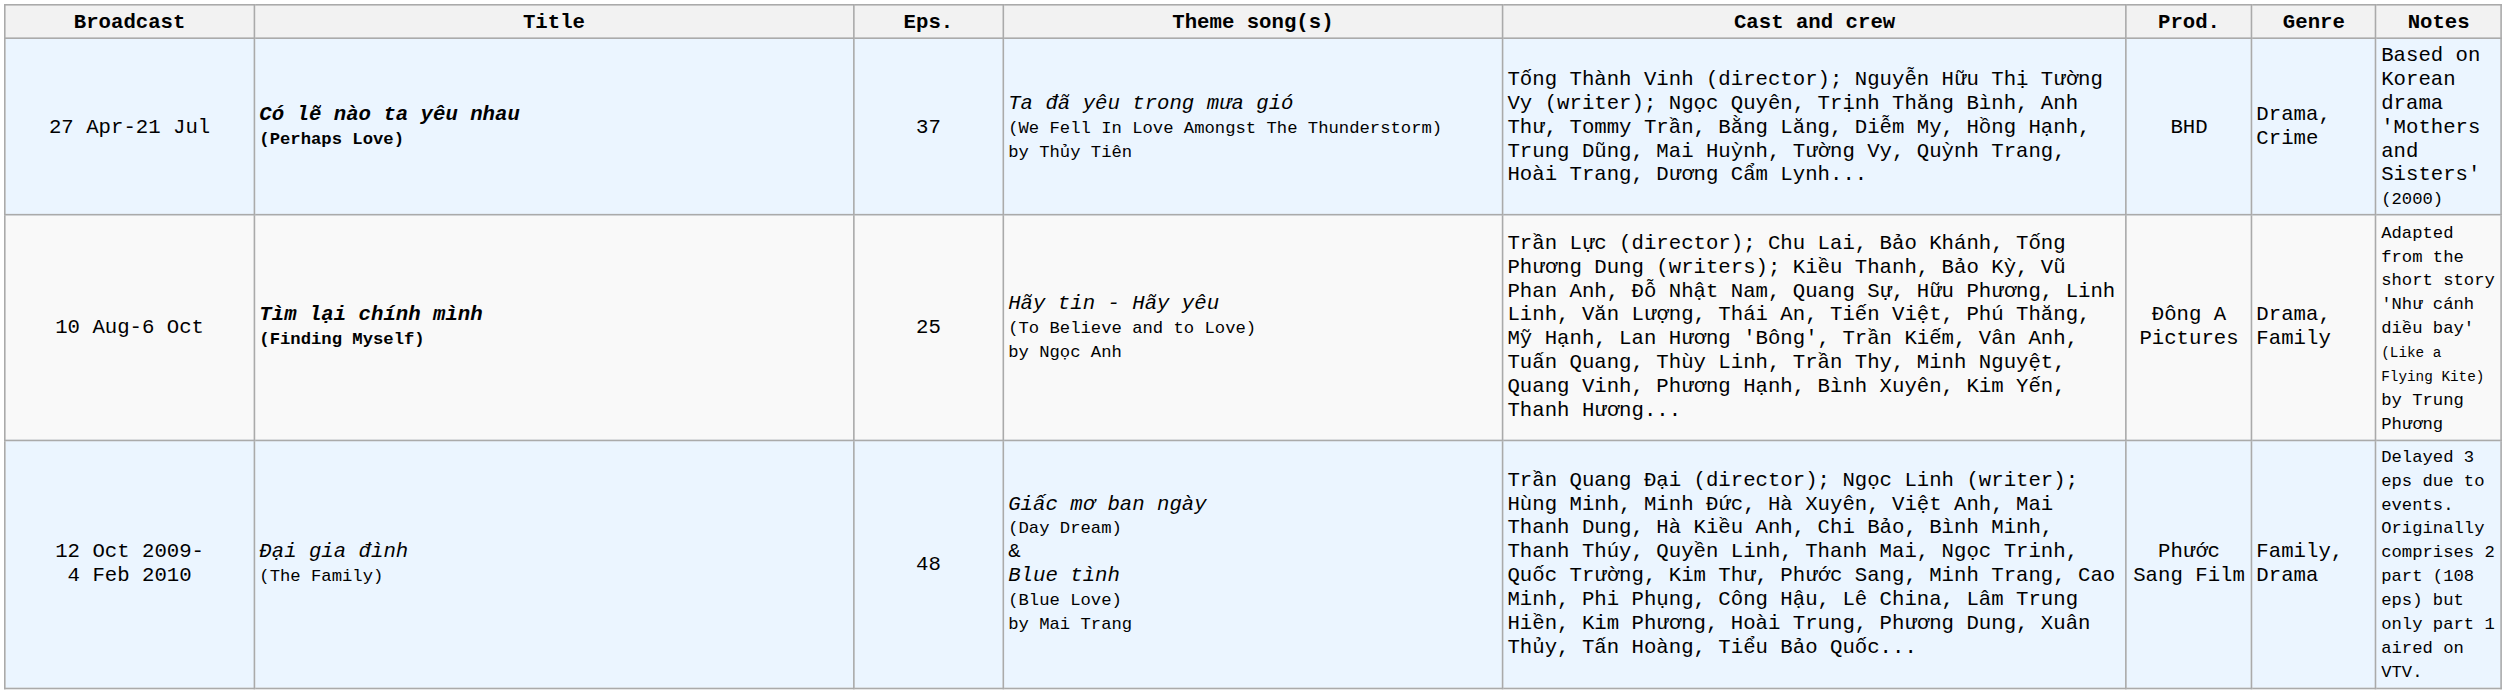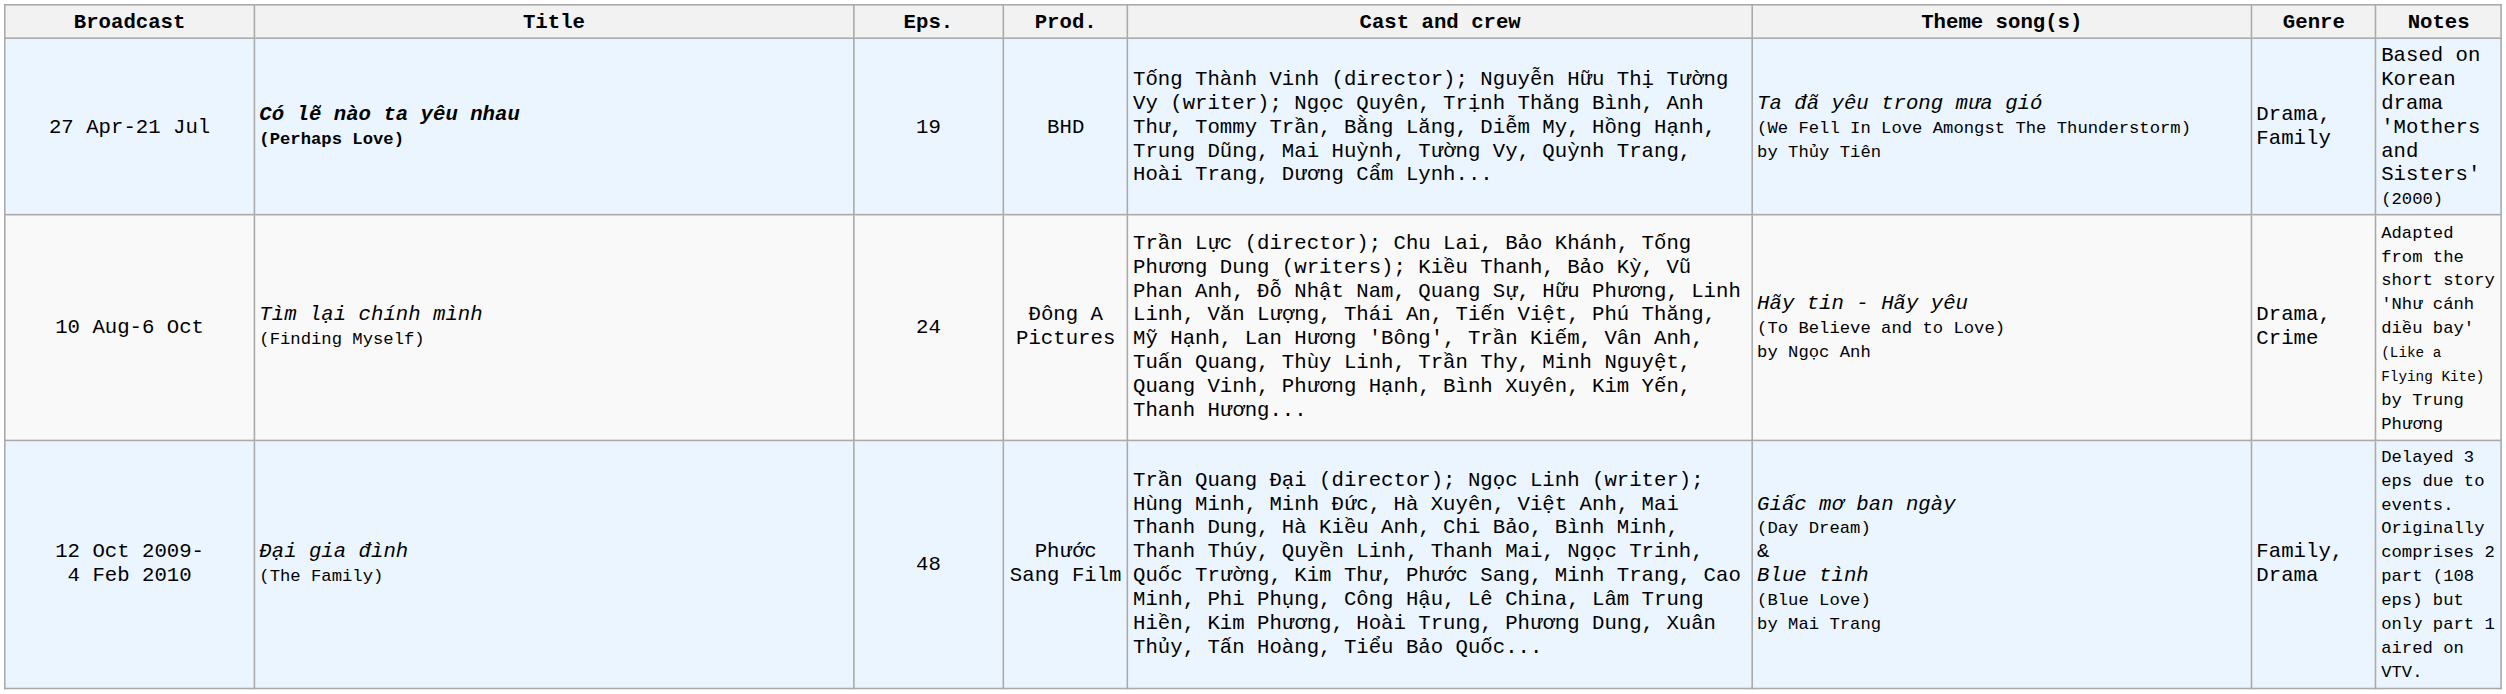columns swapped: (2189, 22) <-> (1253, 22)
(928, 127) 37 -> (928, 127) 19
(2294, 127) Drama, Crime -> (2294, 127) Drama, Family
(371, 328) bold -> (371, 327) normal
(928, 328) 25 -> (928, 328) 24
(2294, 328) Drama, Family -> (2294, 328) Drama, Crime
